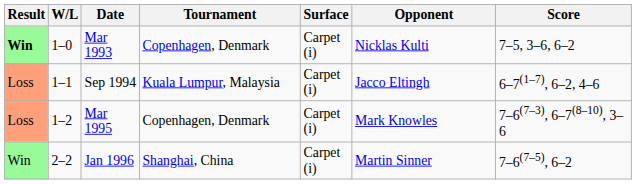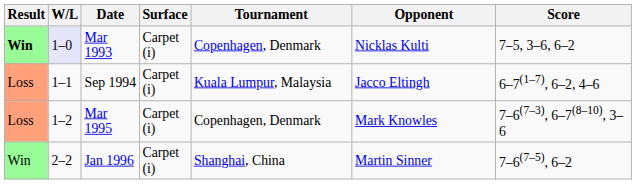columns swapped: (220, 15) <-> (326, 15)
(62, 44) no background -> (62, 44) lavender background
